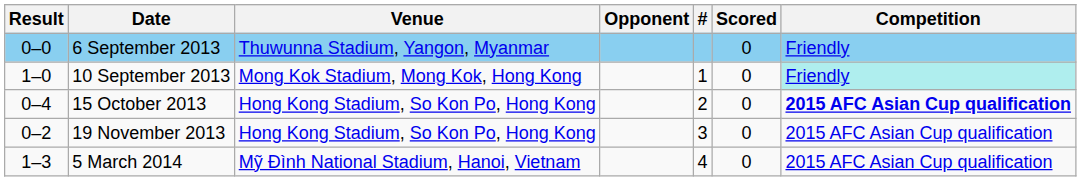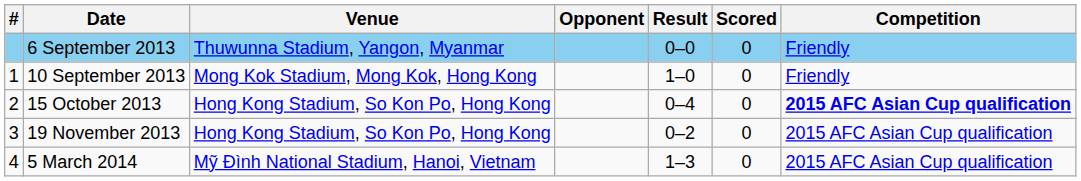columns swapped: (703, 19) <-> (36, 19)
(817, 76) paleturquoise background -> (817, 76) no background
